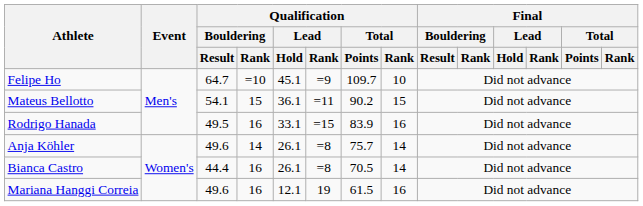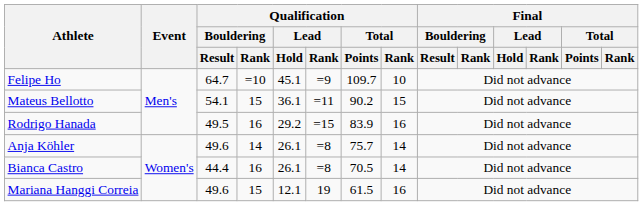(289, 123) 33.1 -> (289, 123) 29.2
(255, 190) 16 -> (255, 190) 15
